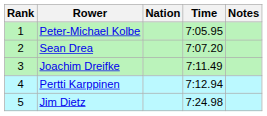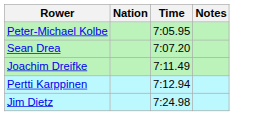- column: (21, 13)
